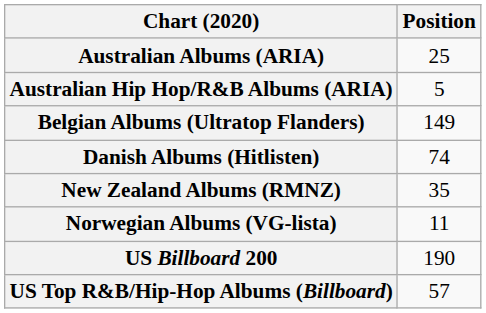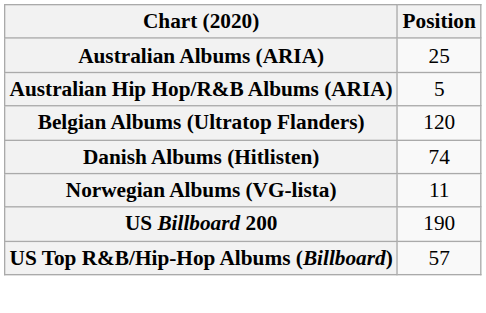(439, 122) 149 -> (439, 122) 120
- row: (201, 190)
